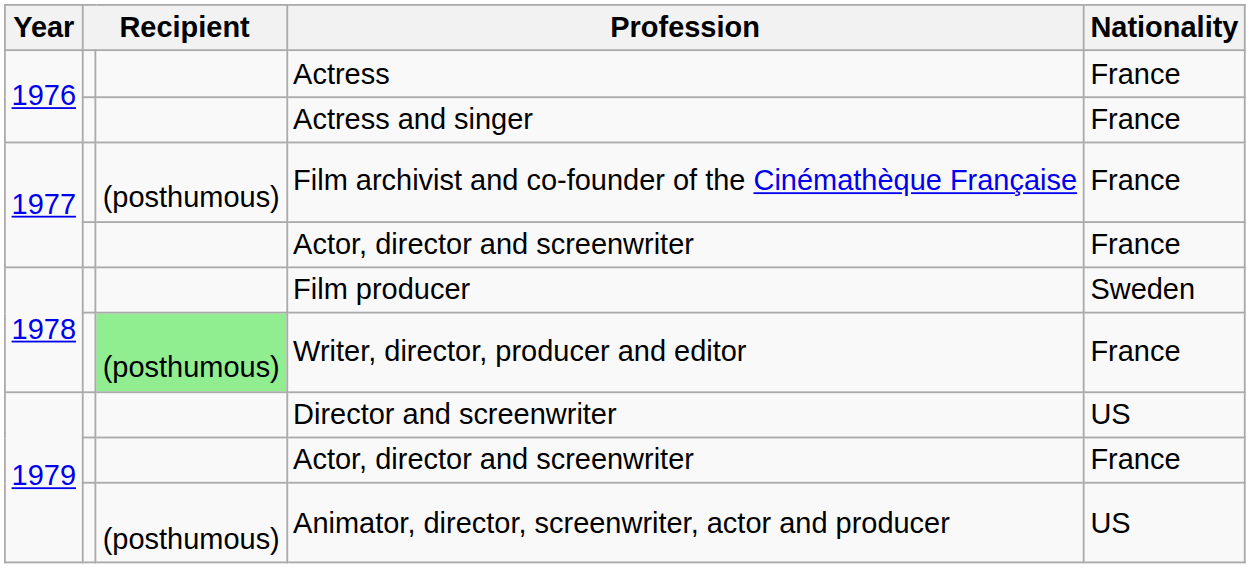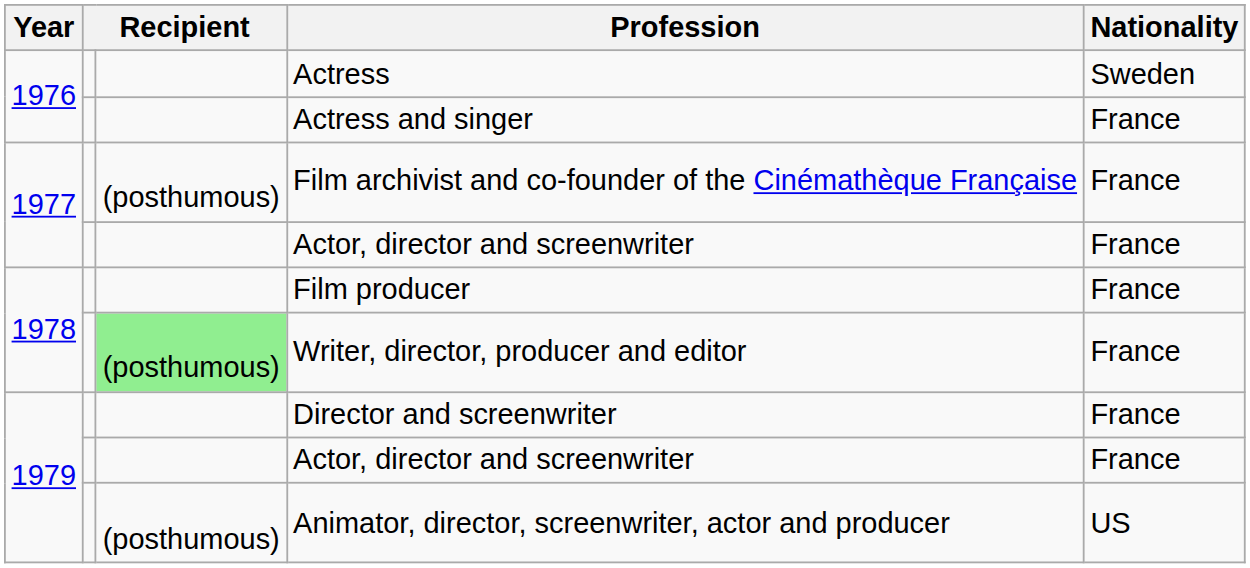(1135, 73) France -> (1143, 73) Sweden
(1143, 289) Sweden -> (1135, 289) France
(1111, 414) US -> (1135, 414) France
